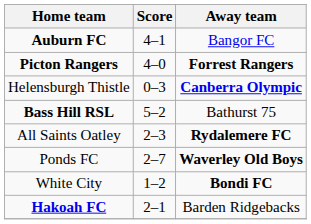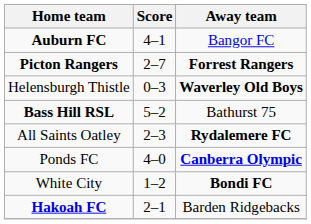(155, 64) 4–0 -> (155, 64) 2–7
(241, 87) Canberra Olympic -> (241, 87) Waverley Old Boys
(155, 159) 2–7 -> (155, 159) 4–0
(241, 159) Waverley Old Boys -> (241, 159) Canberra Olympic
